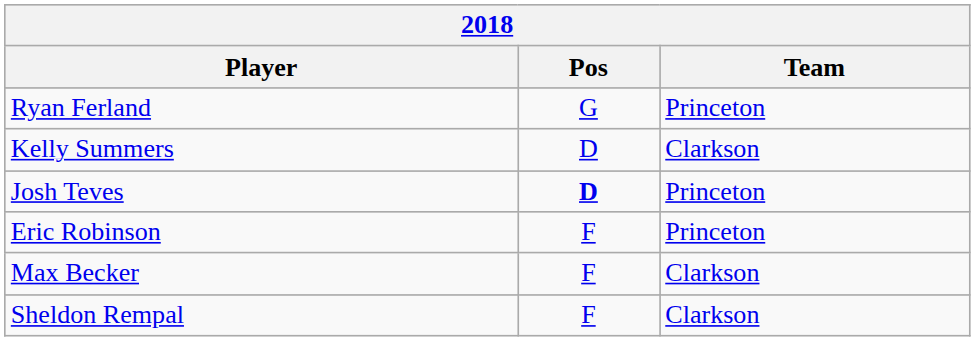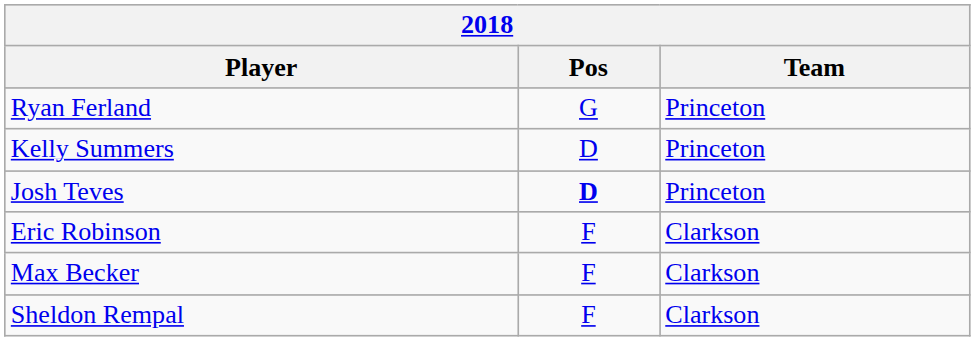(712, 149) Clarkson -> (715, 149) Princeton
(715, 231) Princeton -> (712, 231) Clarkson
